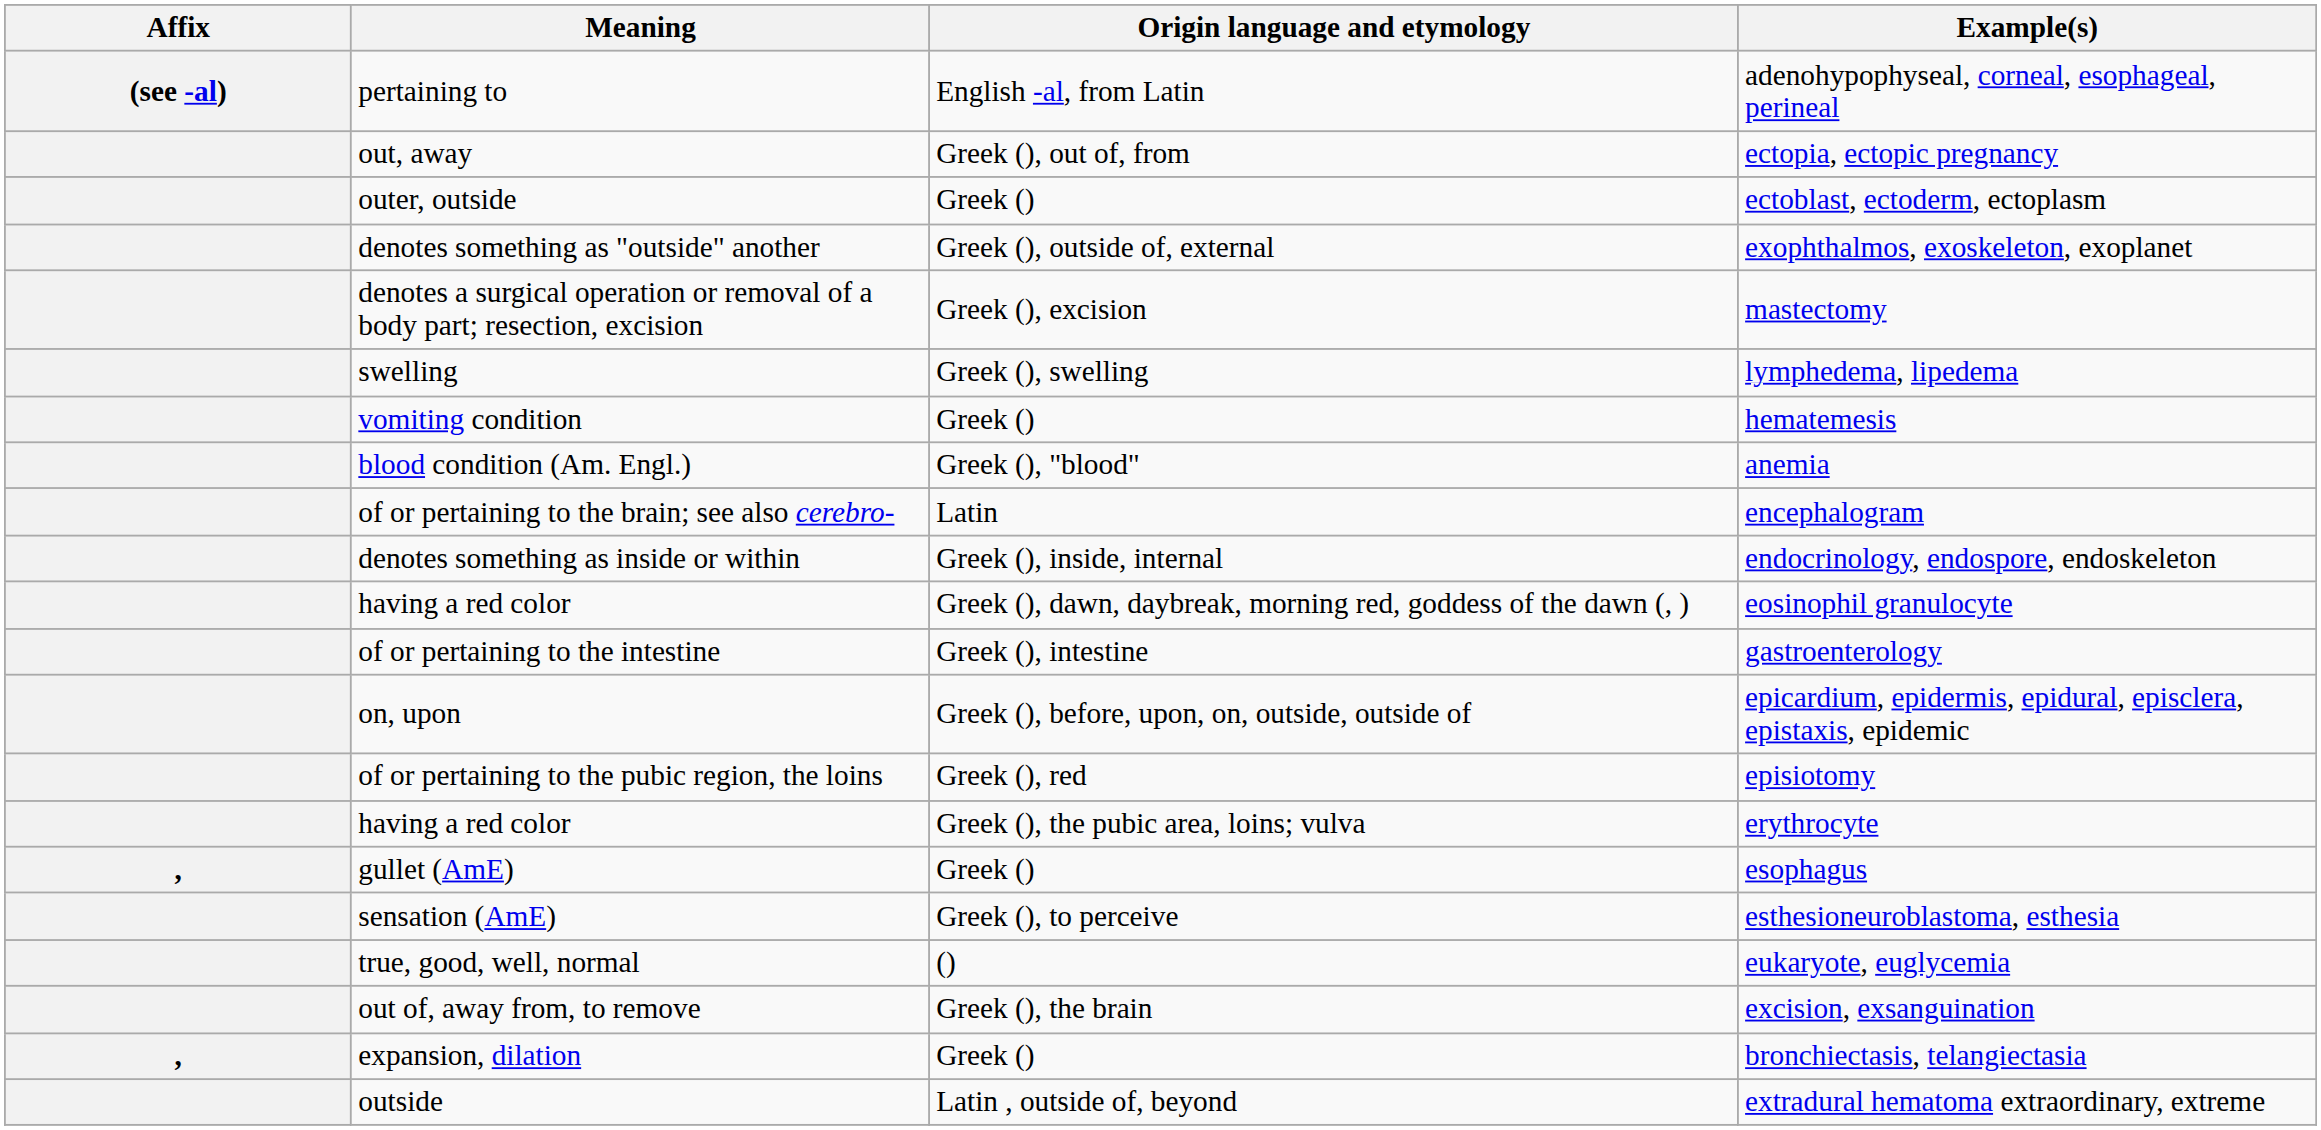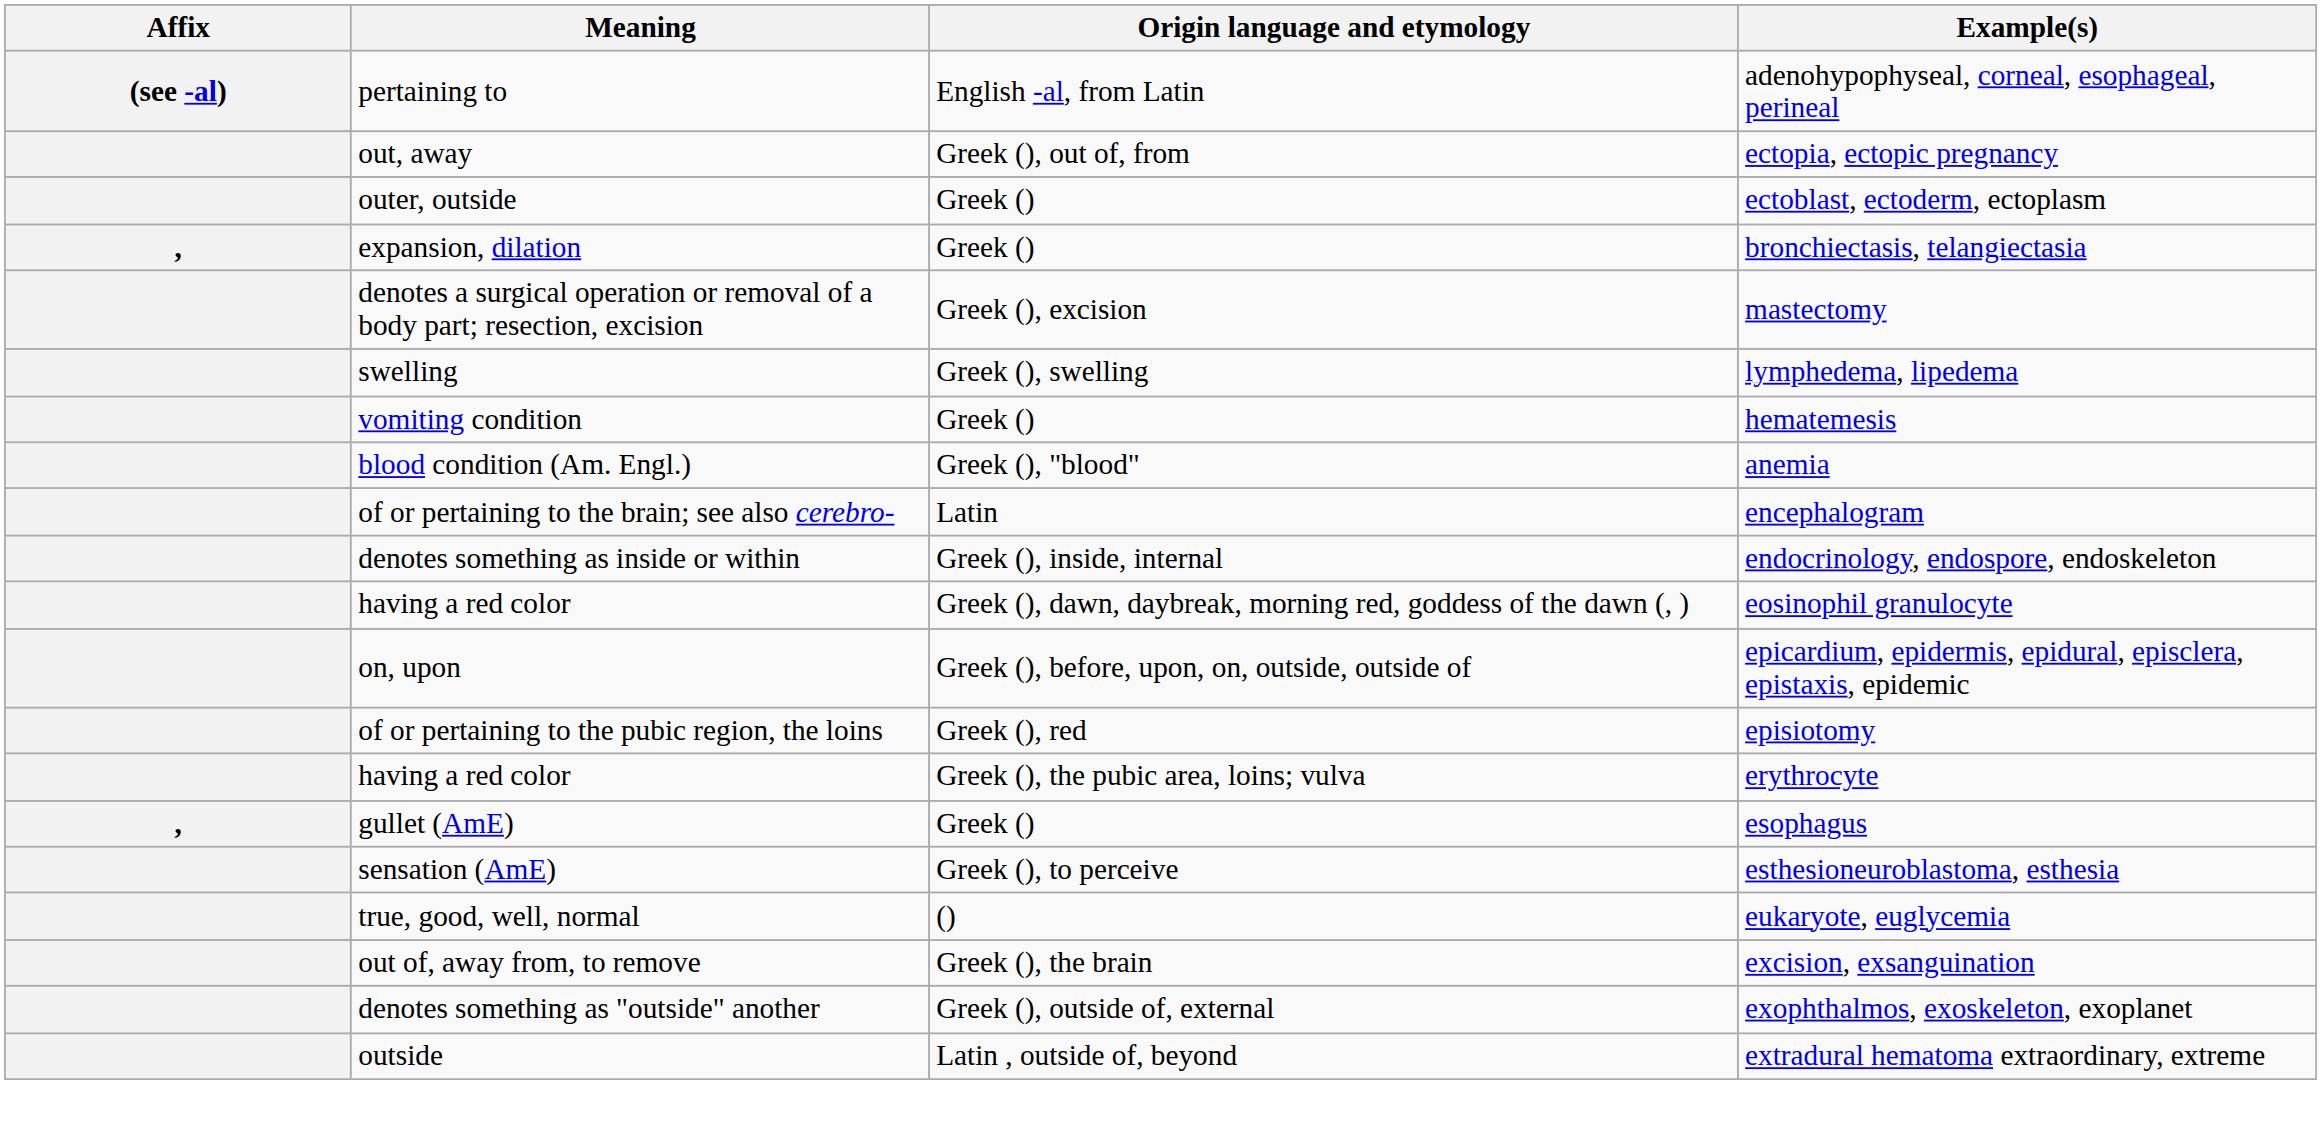rows swapped: (1916, 1055) <-> (1969, 246)
- row: (1843, 650)
